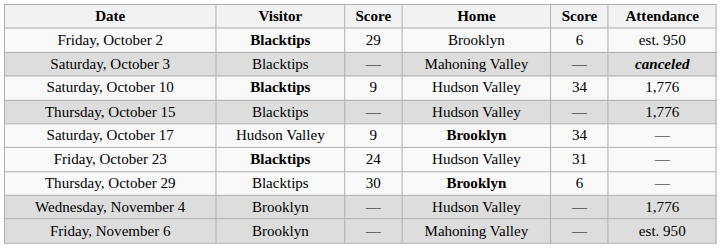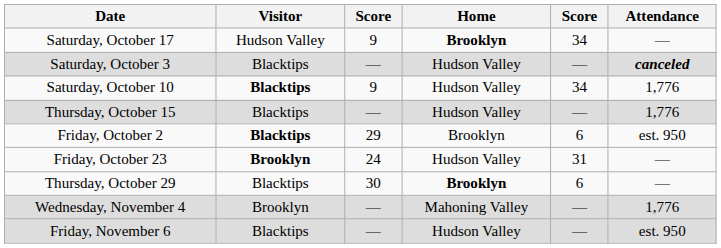rows swapped: (110, 40) <-> (110, 135)
(476, 64) Mahoning Valley -> (476, 64) Hudson Valley
(280, 159) Blacktips -> (280, 159) Brooklyn
(476, 207) Hudson Valley -> (476, 207) Mahoning Valley
(280, 231) Brooklyn -> (280, 231) Blacktips
(476, 231) Mahoning Valley -> (476, 231) Hudson Valley
